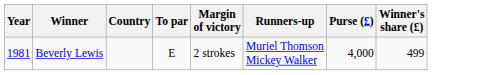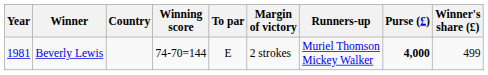+ column: (181, 21)
(361, 53) normal -> (417, 53) bold
